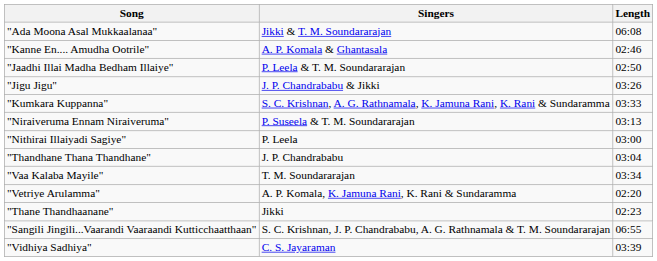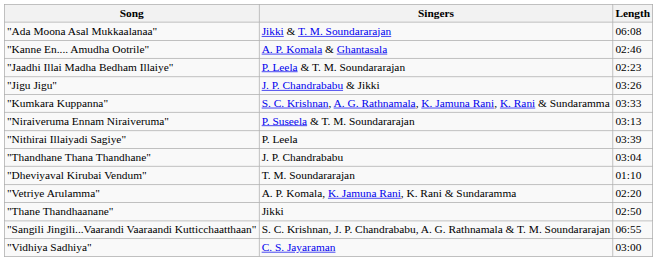(628, 67) 02:50 -> (628, 67) 02:23
(628, 139) 03:00 -> (628, 139) 03:39
- row: (55, 175)
+ row: (77, 175)
(628, 211) 02:23 -> (628, 211) 02:50
(628, 247) 03:39 -> (628, 247) 03:00
